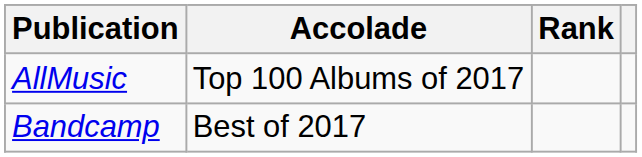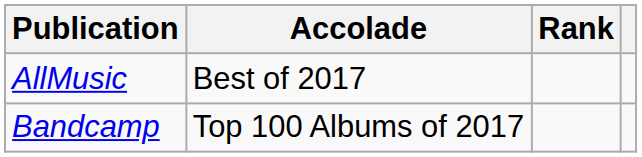(358, 77) Top 100 Albums of 2017 -> (279, 77) Best of 2017
(279, 126) Best of 2017 -> (358, 126) Top 100 Albums of 2017
